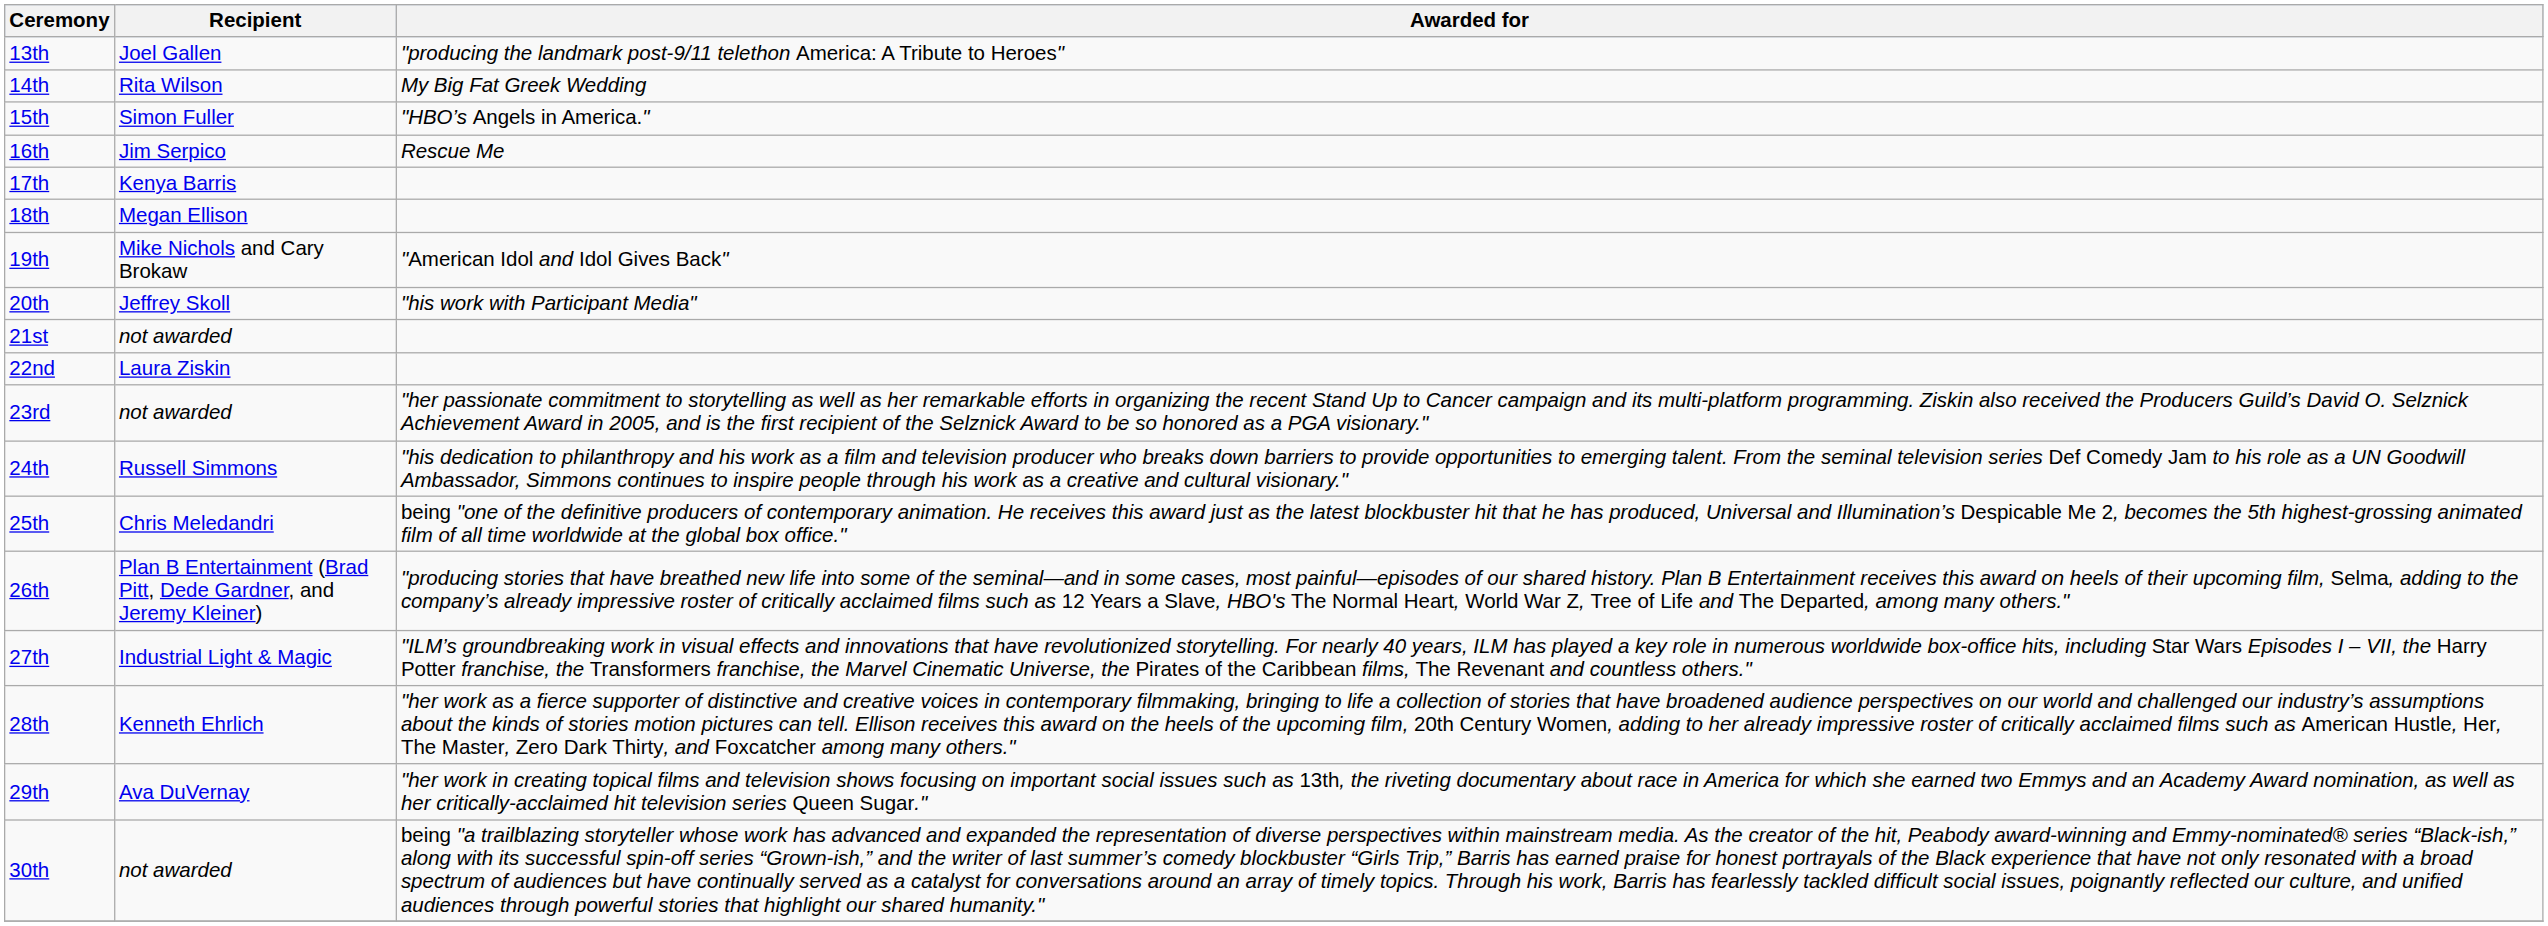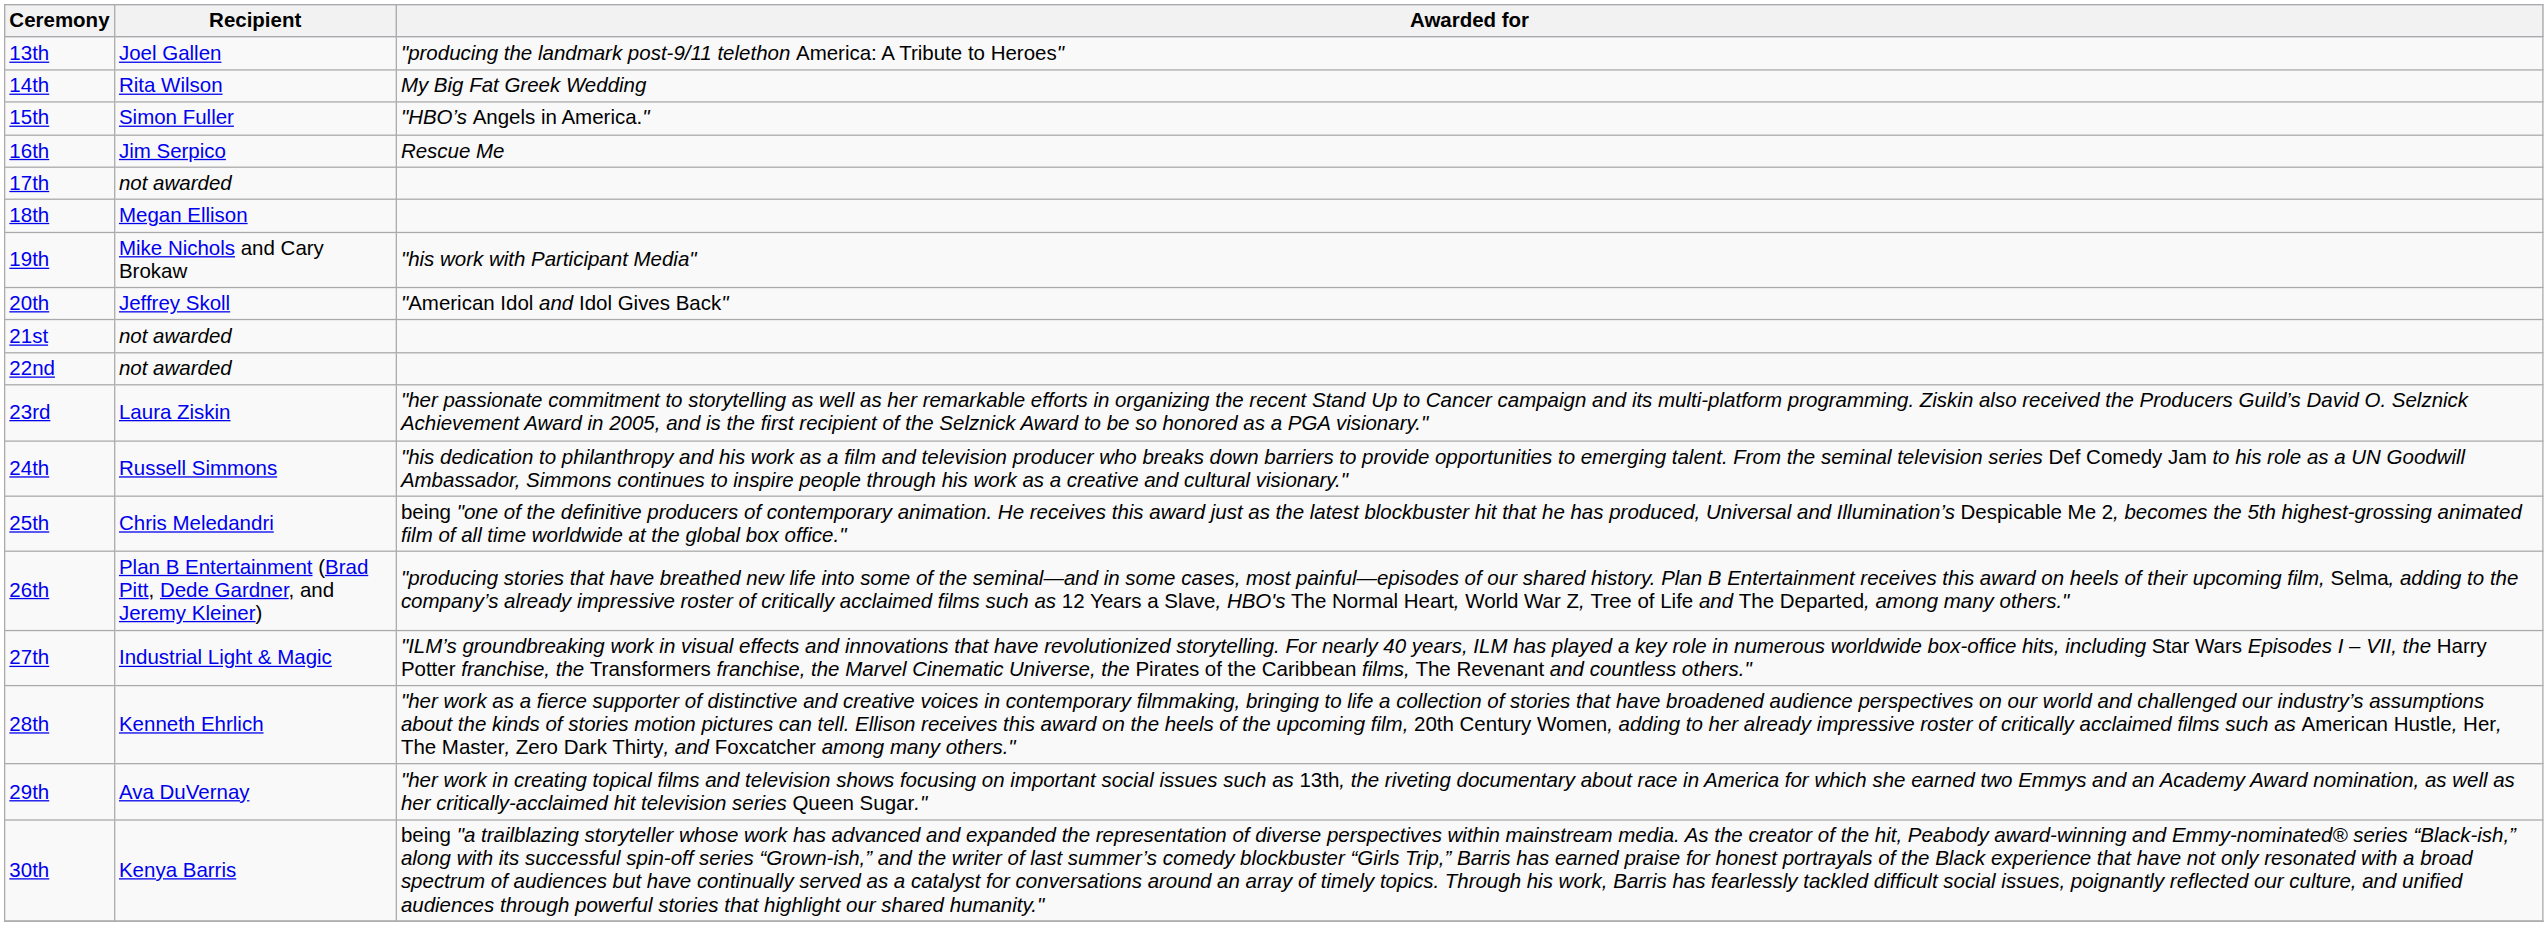(178, 183) Kenya Barris -> (175, 183) not awarded
(565, 259) "American Idol and Idol Gives Back" -> (549, 259) "his work with Participant Media"
(549, 303) "his work with Participant Media" -> (565, 303) "American Idol and Idol Gives Back"
(175, 368) Laura Ziskin -> (175, 368) not awarded
(175, 412) not awarded -> (175, 412) Laura Ziskin
(175, 870) not awarded -> (178, 870) Kenya Barris
